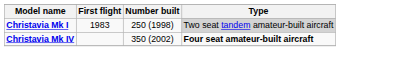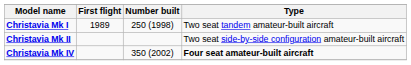(100, 26) 1983 -> (100, 26) 1989
(258, 26) lightgrey background -> (258, 26) no background
+ row: (39, 39)
